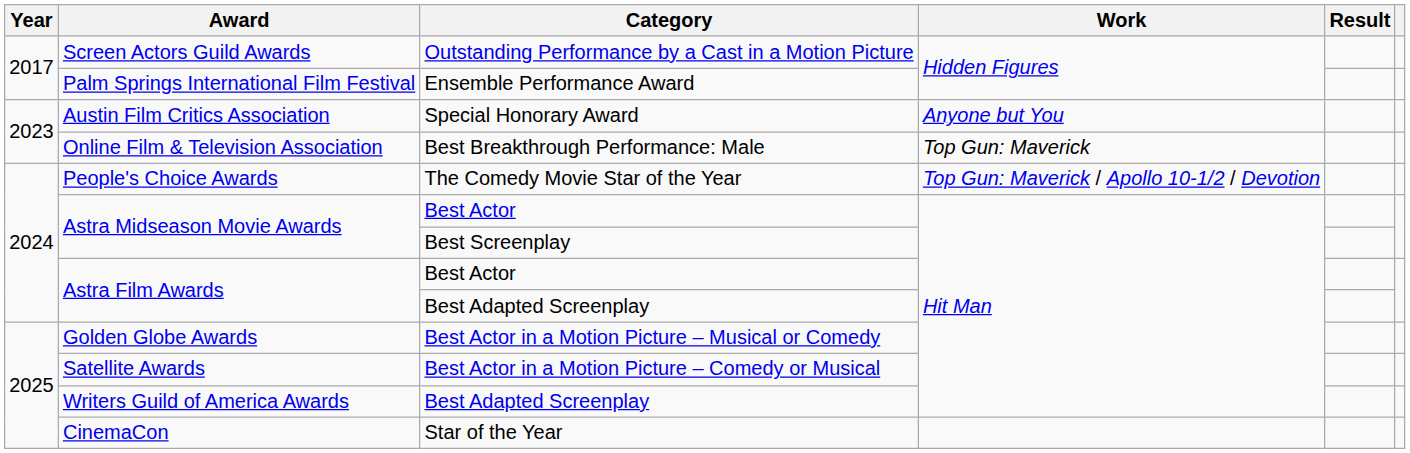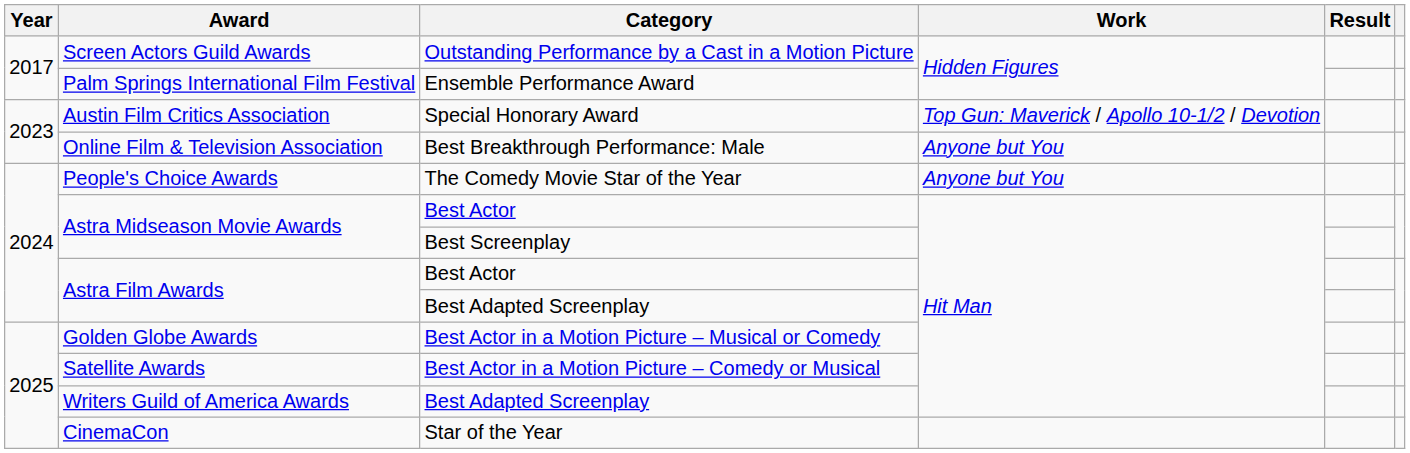(993, 115) Anyone but You -> (1122, 115) Top Gun: Maverick / Apollo 10-1/2 / Devotion
(1006, 147) Top Gun: Maverick -> (993, 147) Anyone but You
(1122, 178) Top Gun: Maverick / Apollo 10-1/2 / Devotion -> (993, 178) Anyone but You
